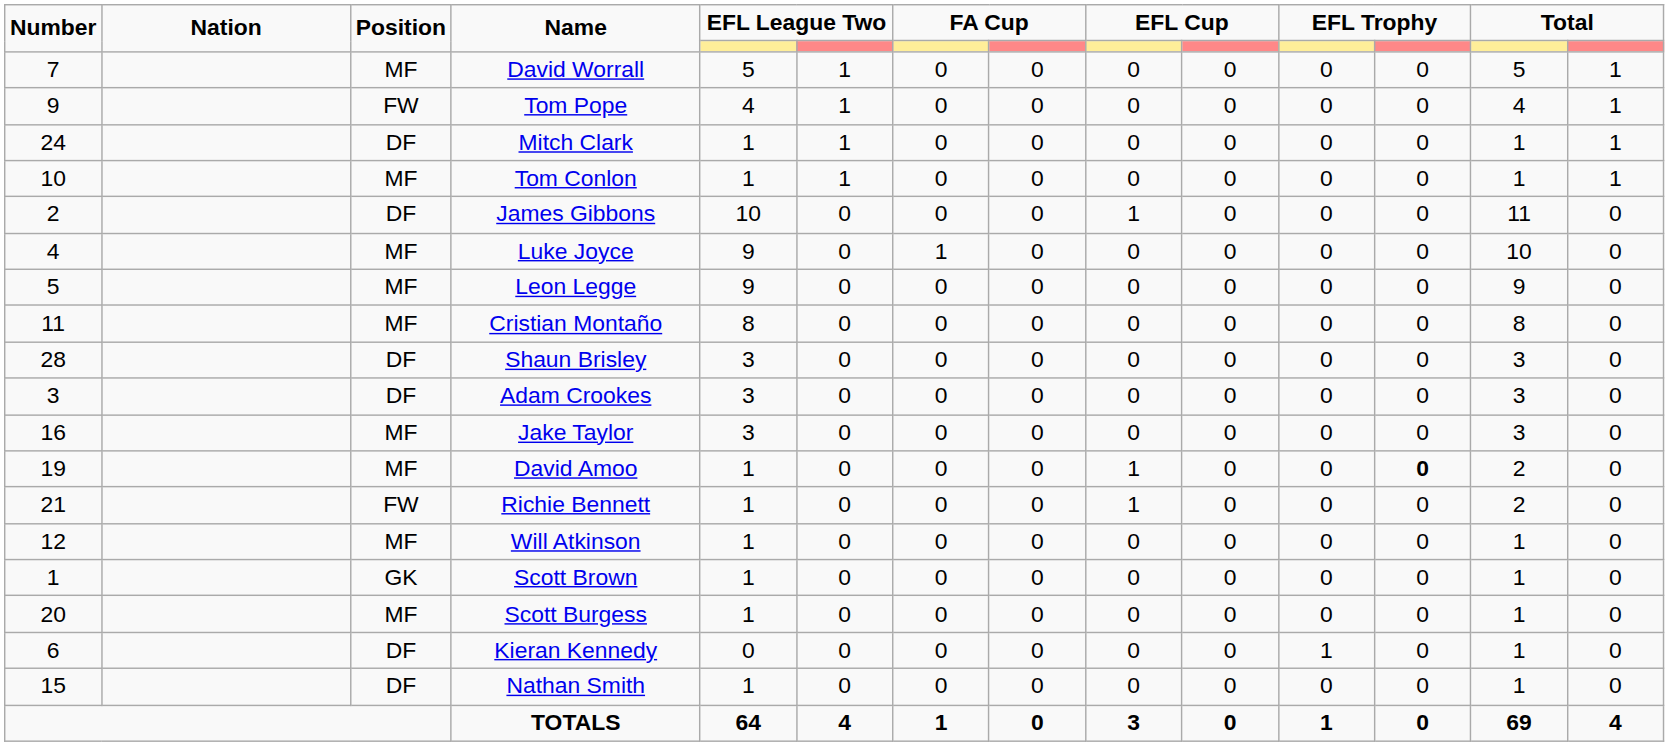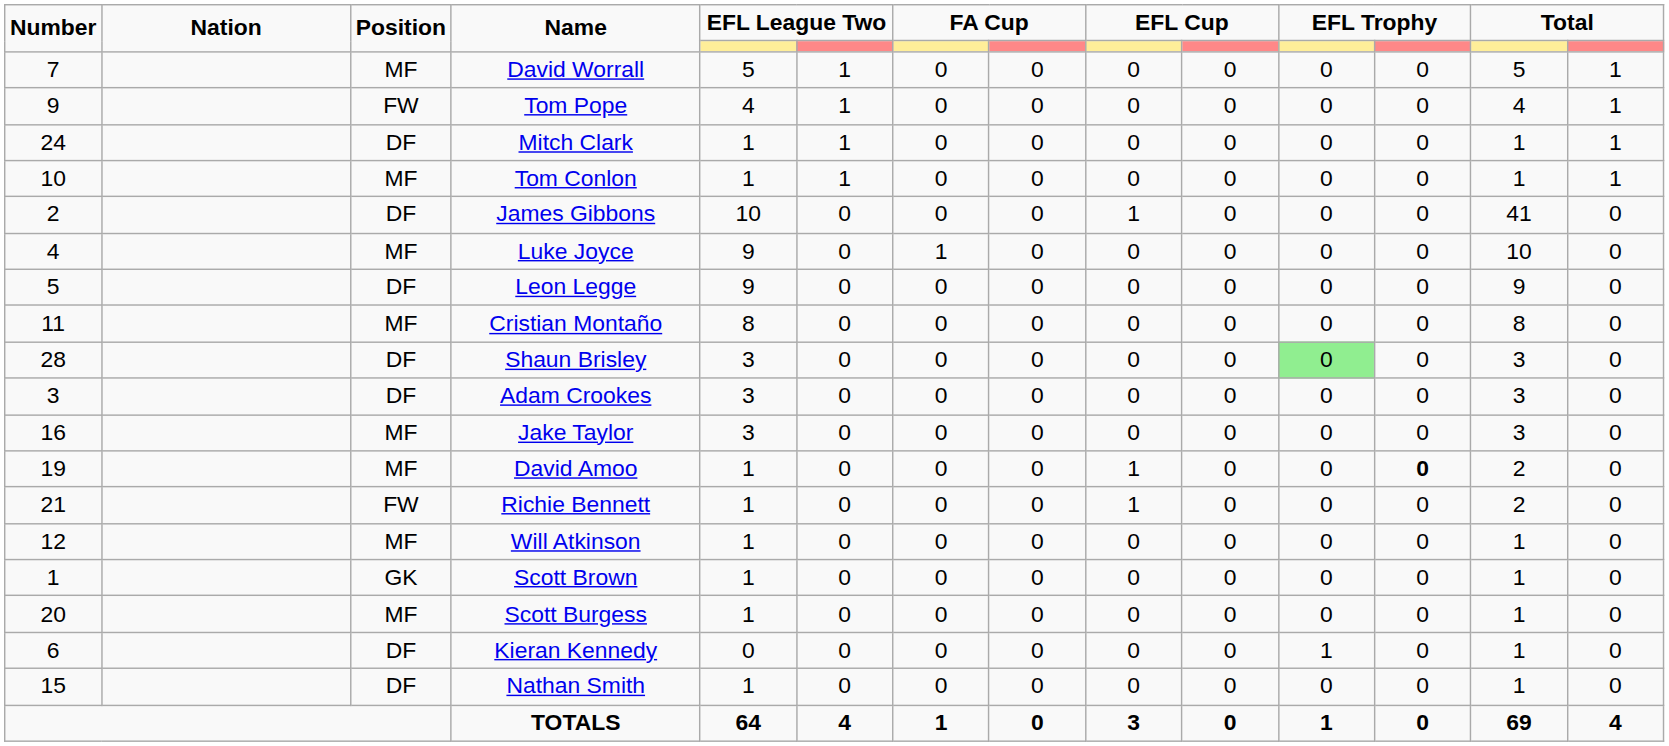(1519, 214) 11 -> (1519, 214) 41
(401, 287) MF -> (401, 287) DF
(1326, 359) no background -> (1326, 359) lightgreen background
